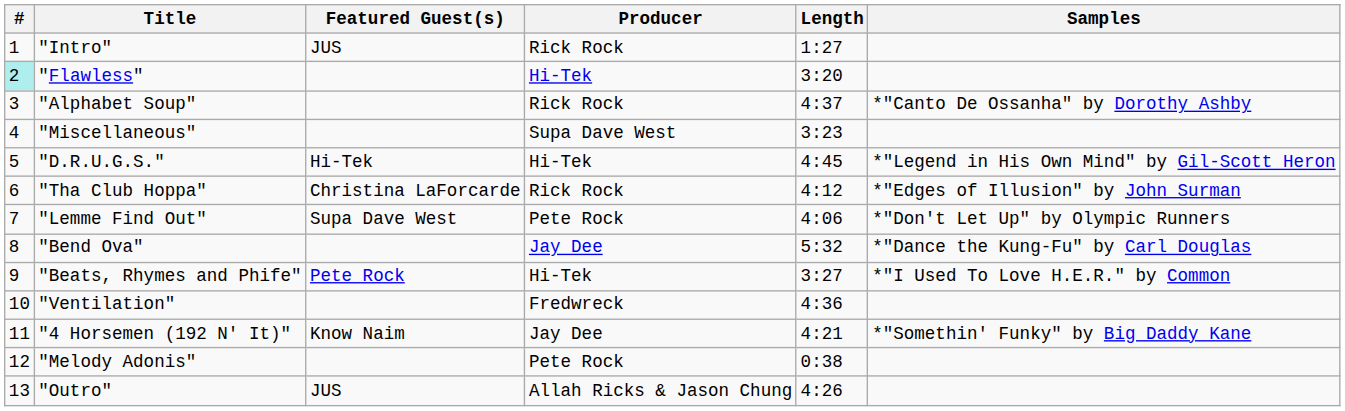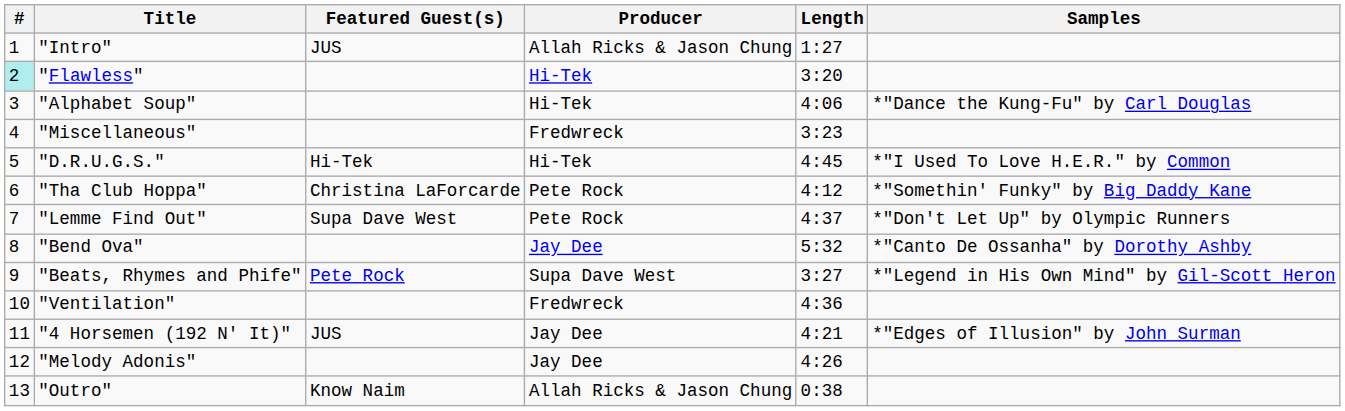(576, 48) Rick Rock -> (661, 48) Allah Ricks & Jason Chung
(576, 105) Rick Rock -> (561, 105) Hi-Tek
(822, 105) 4:37 -> (822, 105) 4:06
(1062, 105) *"Canto De Ossanha" by Dorothy Ashby -> (1062, 105) *"Dance the Kung-Fu" by Carl Douglas
(603, 133) Supa Dave West -> (576, 133) Fredwreck
(1104, 162) *"Legend in His Own Mind" by Gil-Scott Heron -> (1051, 162) *"I Used To Love H.E.R." by Common
(576, 191) Rick Rock -> (576, 191) Pete Rock
(1056, 191) *"Edges of Illusion" by John Surman -> (1062, 191) *"Somethin' Funky" by Big Daddy Kane
(822, 219) 4:06 -> (822, 219) 4:37
(1062, 248) *"Dance the Kung-Fu" by Carl Douglas -> (1062, 248) *"Canto De Ossanha" by Dorothy Ashby
(561, 276) Hi-Tek -> (603, 276) Supa Dave West
(1051, 276) *"I Used To Love H.E.R." by Common -> (1104, 276) *"Legend in His Own Mind" by Gil-Scott Heron
(357, 334) Know Naim -> (326, 334) JUS
(1062, 334) *"Somethin' Funky" by Big Daddy Kane -> (1056, 334) *"Edges of Illusion" by John Surman
(576, 362) Pete Rock -> (566, 362) Jay Dee
(822, 362) 0:38 -> (822, 362) 4:26
(326, 391) JUS -> (357, 391) Know Naim
(822, 391) 4:26 -> (822, 391) 0:38
